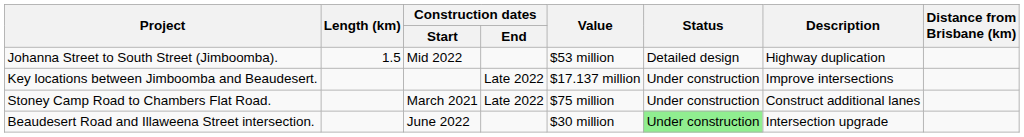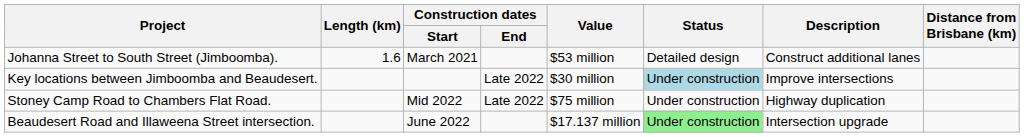(391, 57) 1.5 -> (391, 57) 1.6
(435, 57) Mid 2022 -> (442, 57) March 2021
(825, 57) Highway duplication -> (843, 57) Construct additional lanes
(595, 79) $17.137 million -> (582, 79) $30 million
(703, 79) no background -> (703, 79) lightblue background
(442, 100) March 2021 -> (435, 100) Mid 2022
(843, 100) Construct additional lanes -> (825, 100) Highway duplication
(582, 121) $30 million -> (595, 121) $17.137 million
